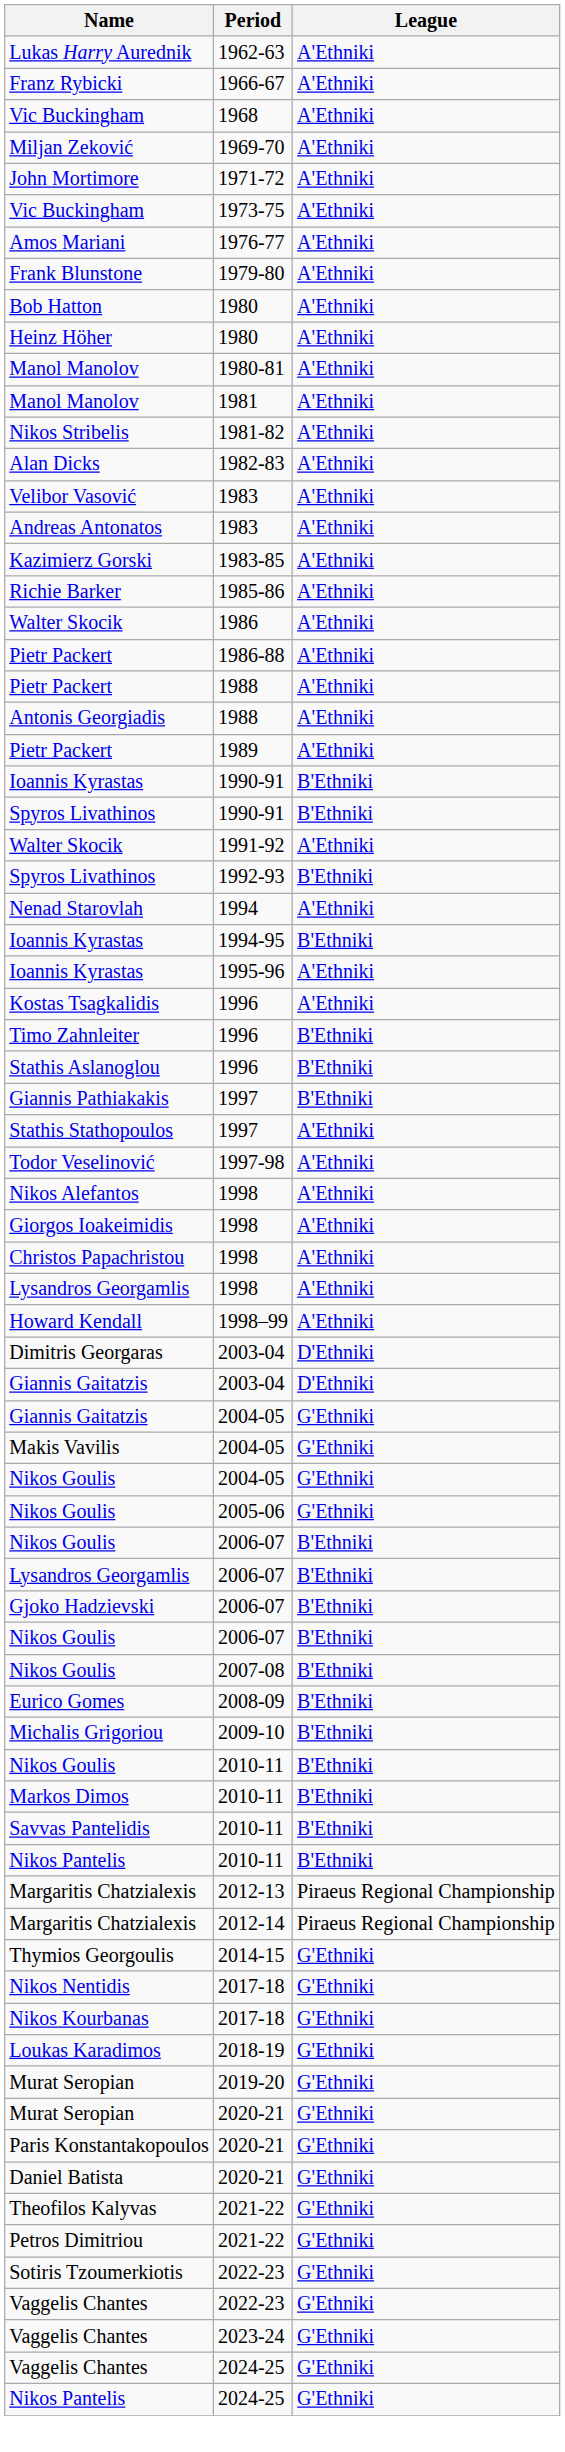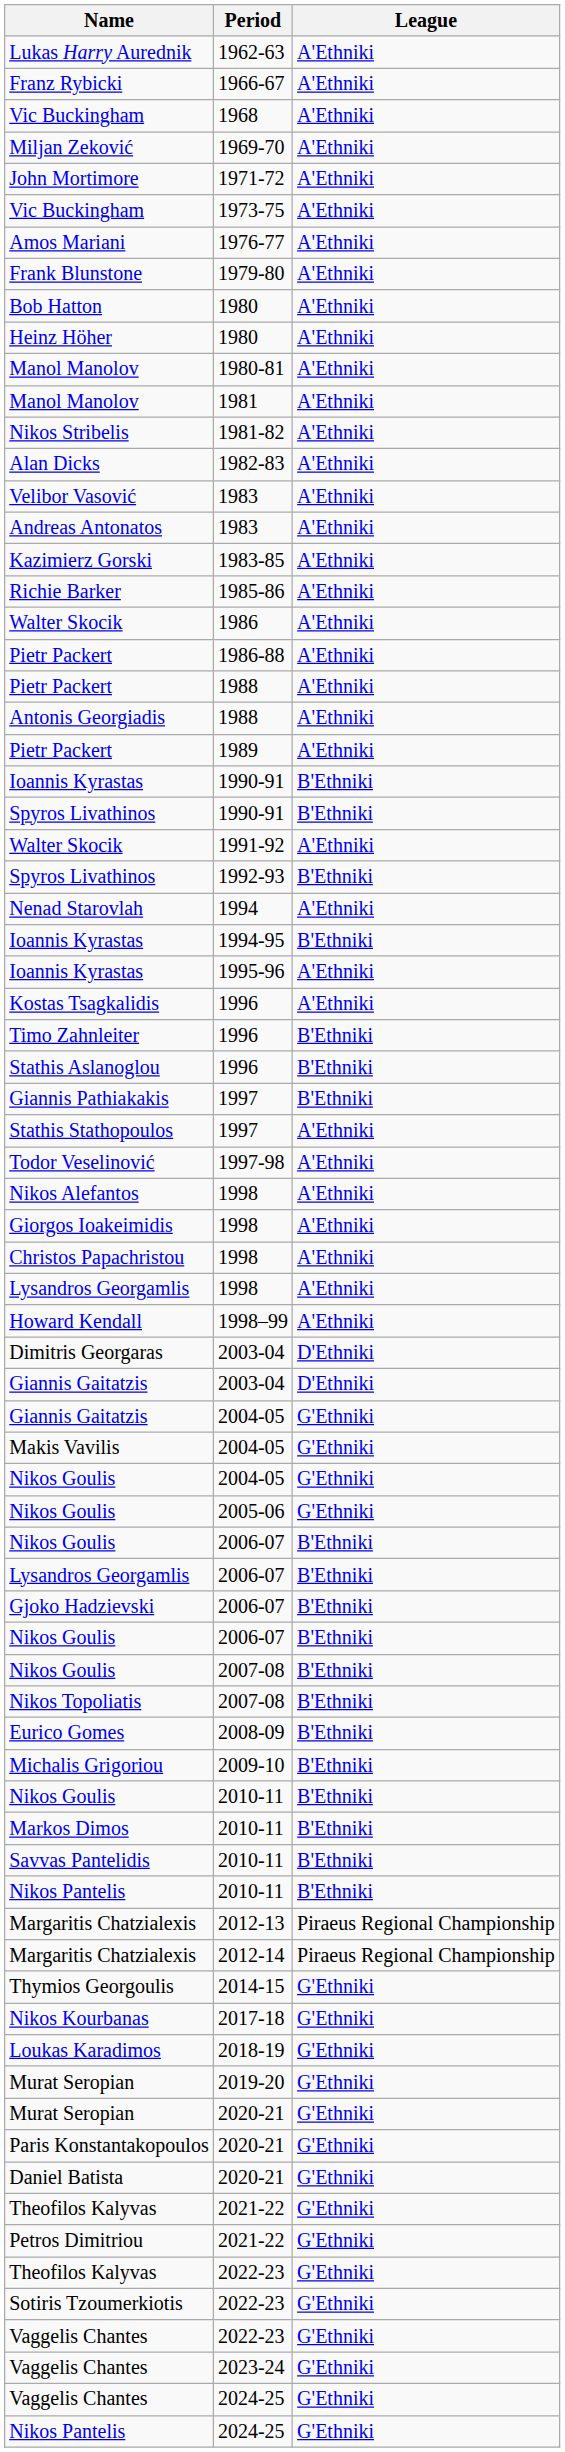+ row: (75, 1701)
- row: (70, 1986)
+ row: (83, 2272)
